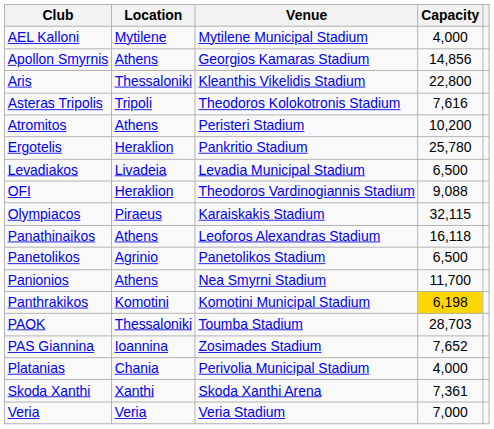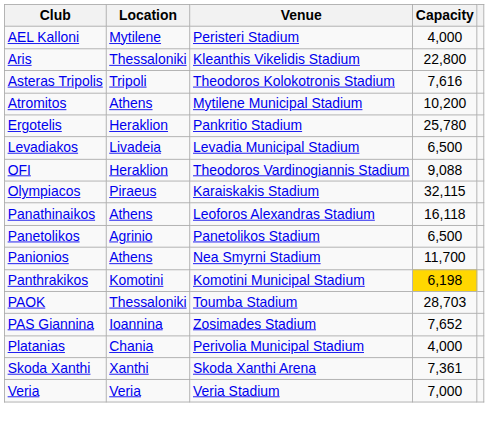(283, 37) Mytilene Municipal Stadium -> (246, 37) Peristeri Stadium
- row: (58, 59)
(251, 125) Peristeri Stadium -> (278, 103) Mytilene Municipal Stadium
